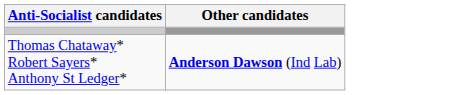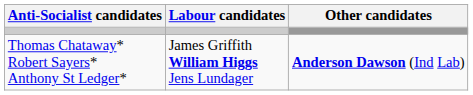+ column: (227, 16)
